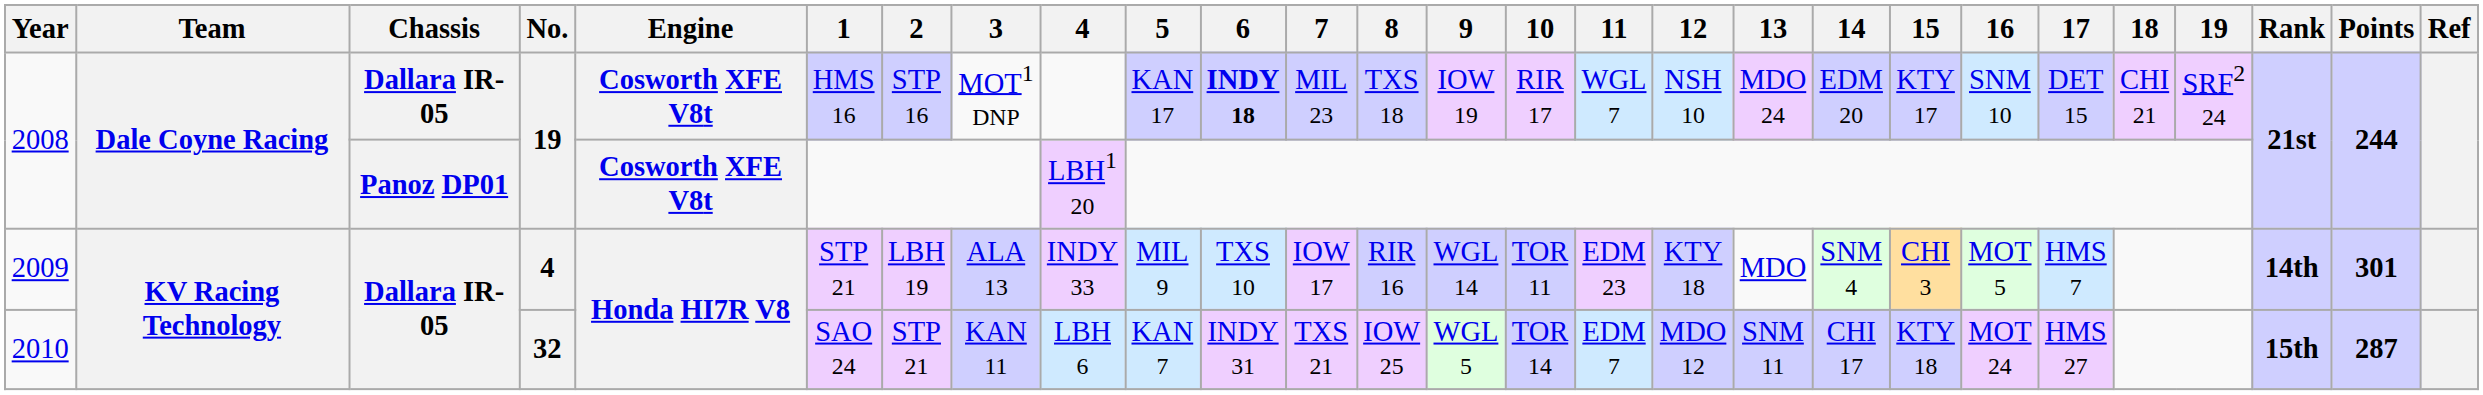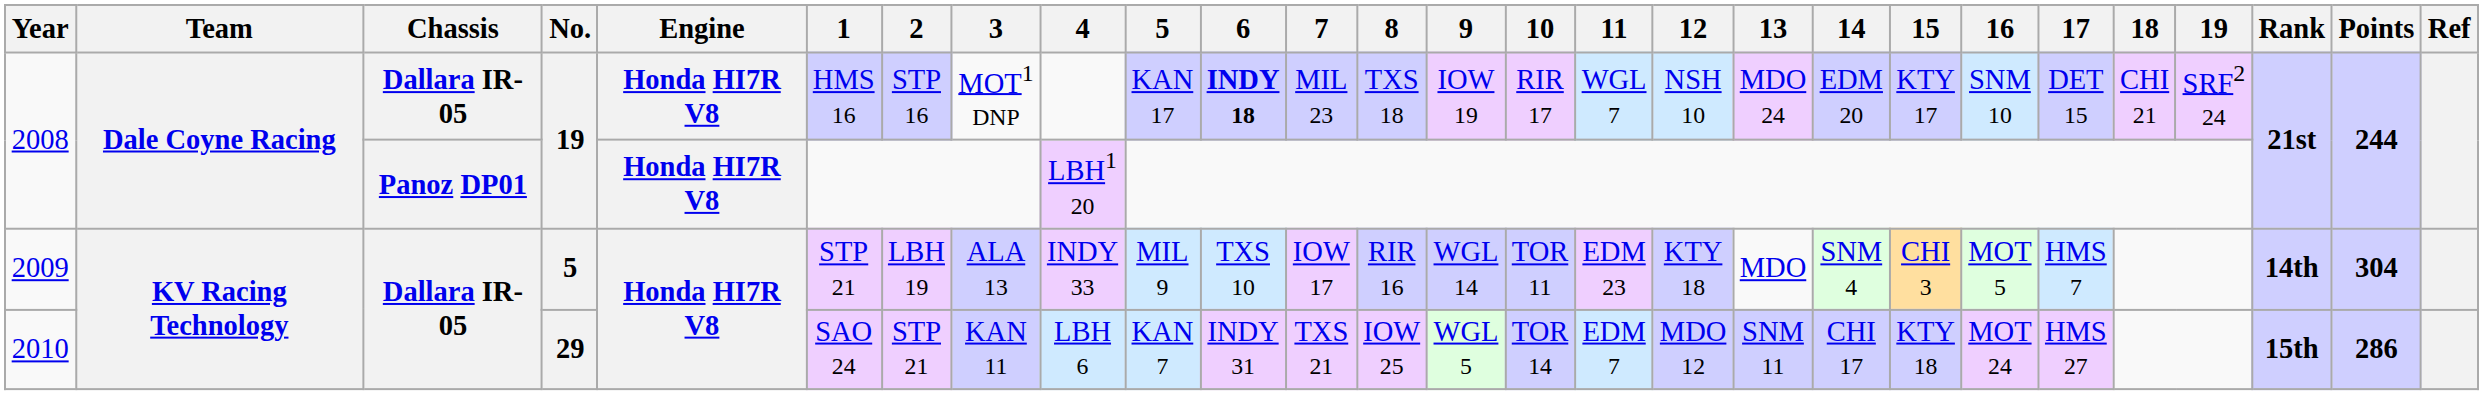(691, 96) Cosworth XFE V8t -> (702, 96) Honda HI7R V8
(691, 184) Cosworth XFE V8t -> (702, 184) Honda HI7R V8
(547, 268) 4 -> (570, 268) 5
(2376, 268) 301 -> (2376, 268) 304
(547, 349) 32 -> (570, 349) 29
(2376, 349) 287 -> (2376, 349) 286
